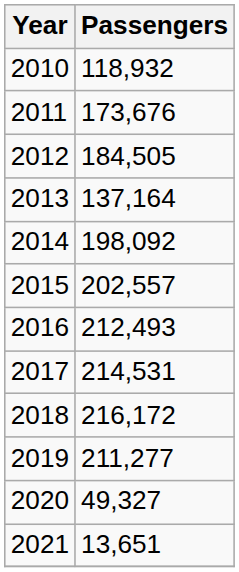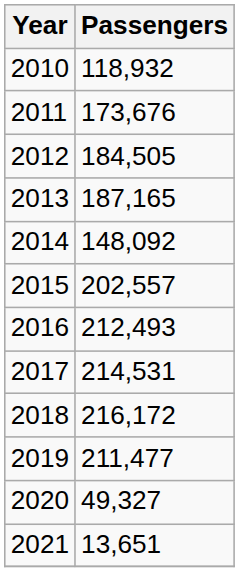(128, 198) 137,164 -> (128, 198) 187,165
(128, 242) 198,092 -> (128, 242) 148,092
(127, 458) 211,277 -> (127, 458) 211,477
